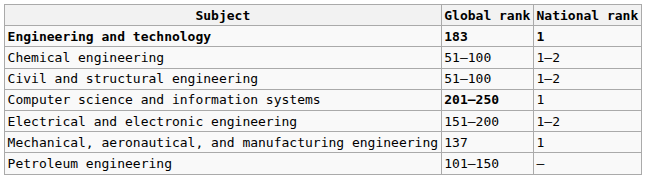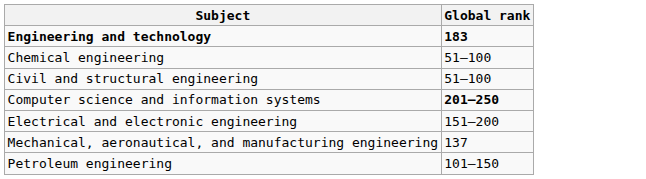- column: (587, 15)
